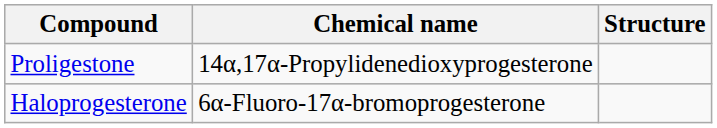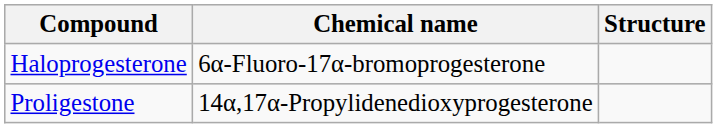rows swapped: (99, 102) <-> (72, 63)
